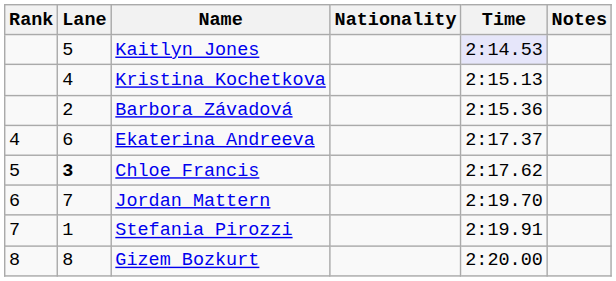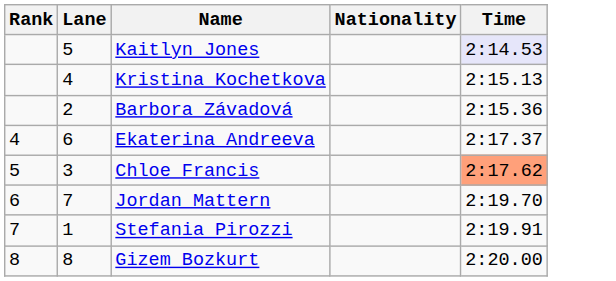- column: (579, 20)
(68, 170) bold -> (68, 170) normal
(504, 170) no background -> (504, 170) lightsalmon background
